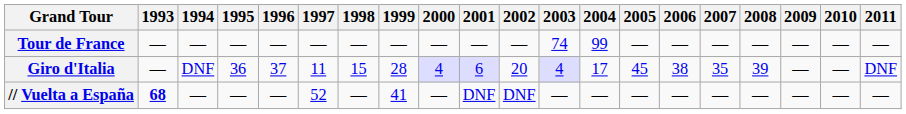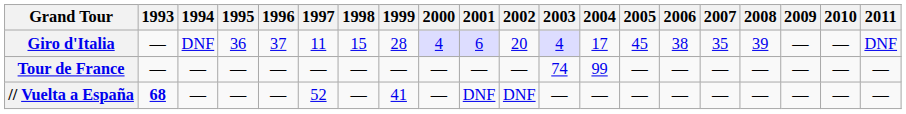rows swapped: (71, 69) <-> (71, 43)
